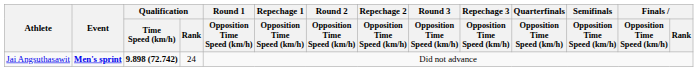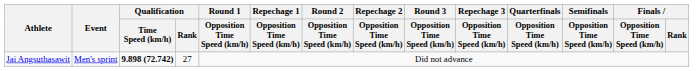(98, 59) bold -> (96, 59) normal
(191, 59) 24 -> (187, 59) 27
